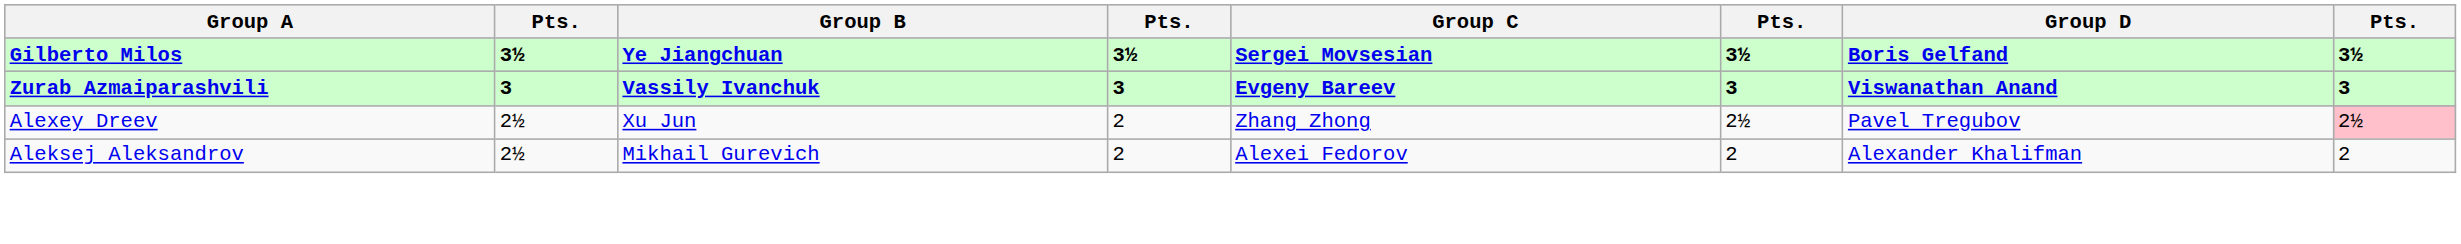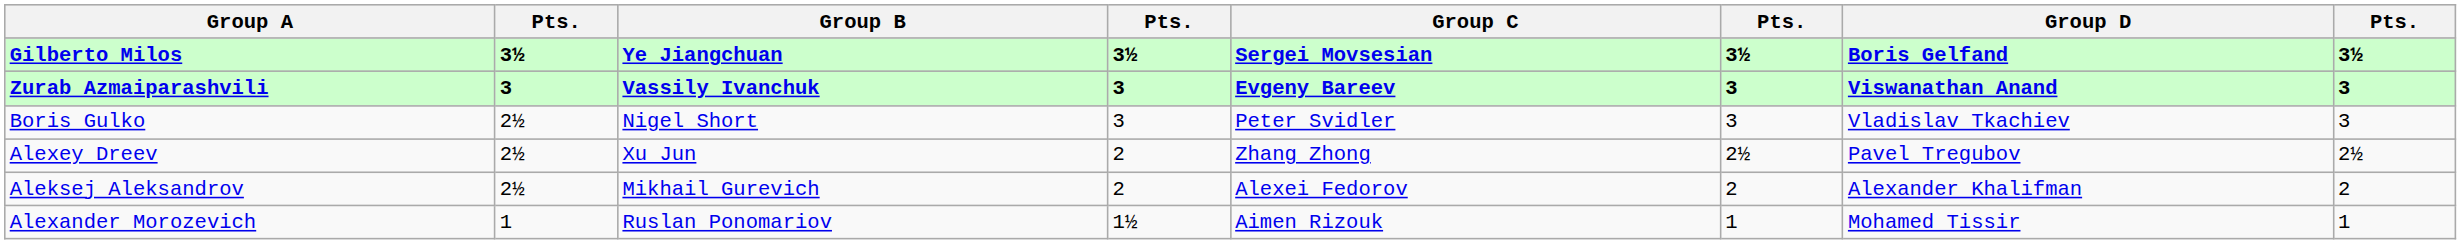+ row: (77, 122)
(2350, 122) pink background -> (2350, 155) no background
+ row: (133, 222)
